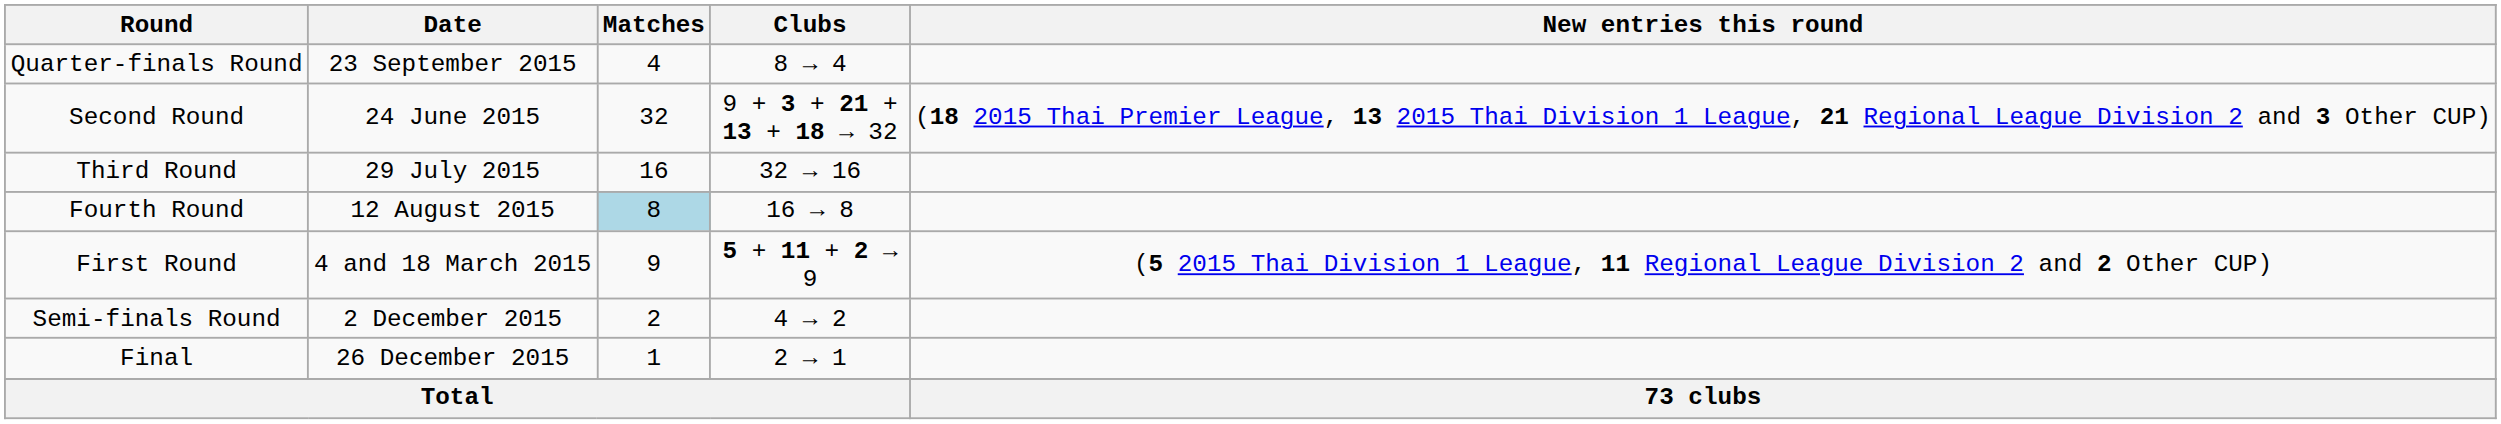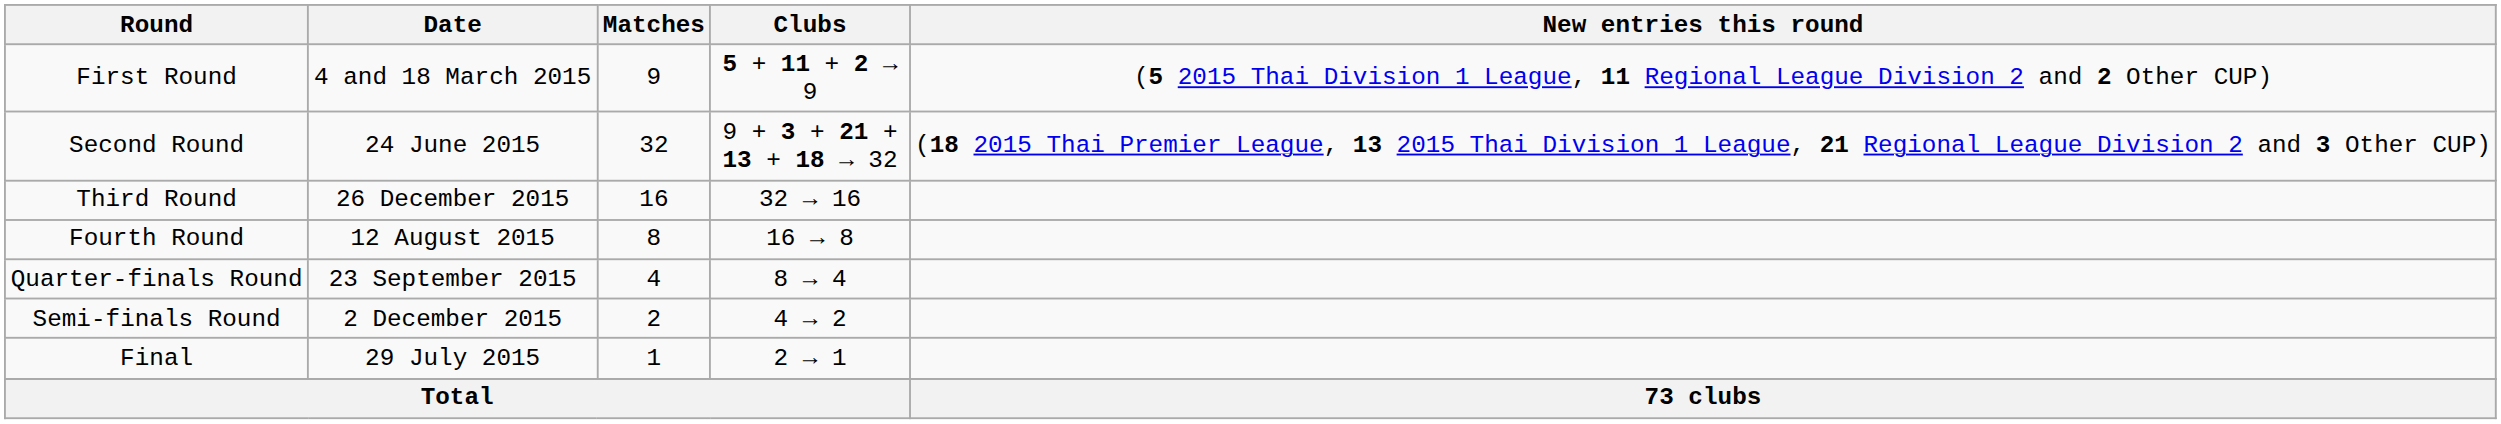rows swapped: (157, 265) <-> (157, 64)
(453, 172) 29 July 2015 -> (453, 200) 26 December 2015
(654, 211) lightblue background -> (654, 239) no background
(453, 358) 26 December 2015 -> (453, 358) 29 July 2015
